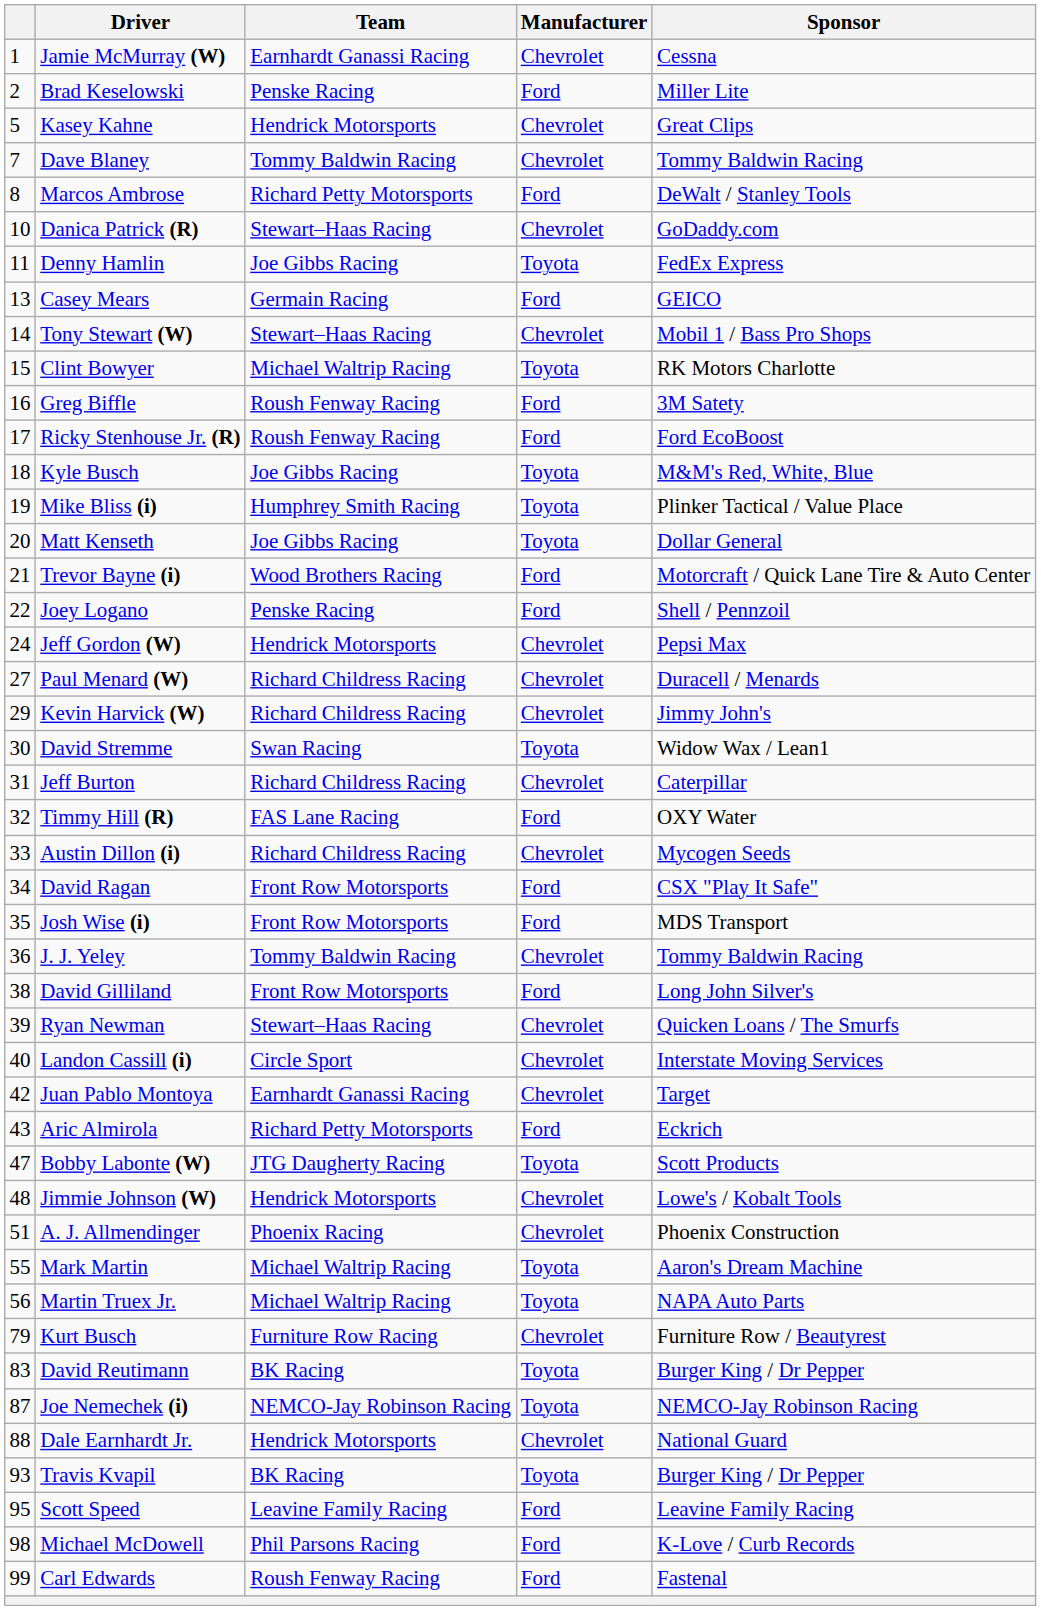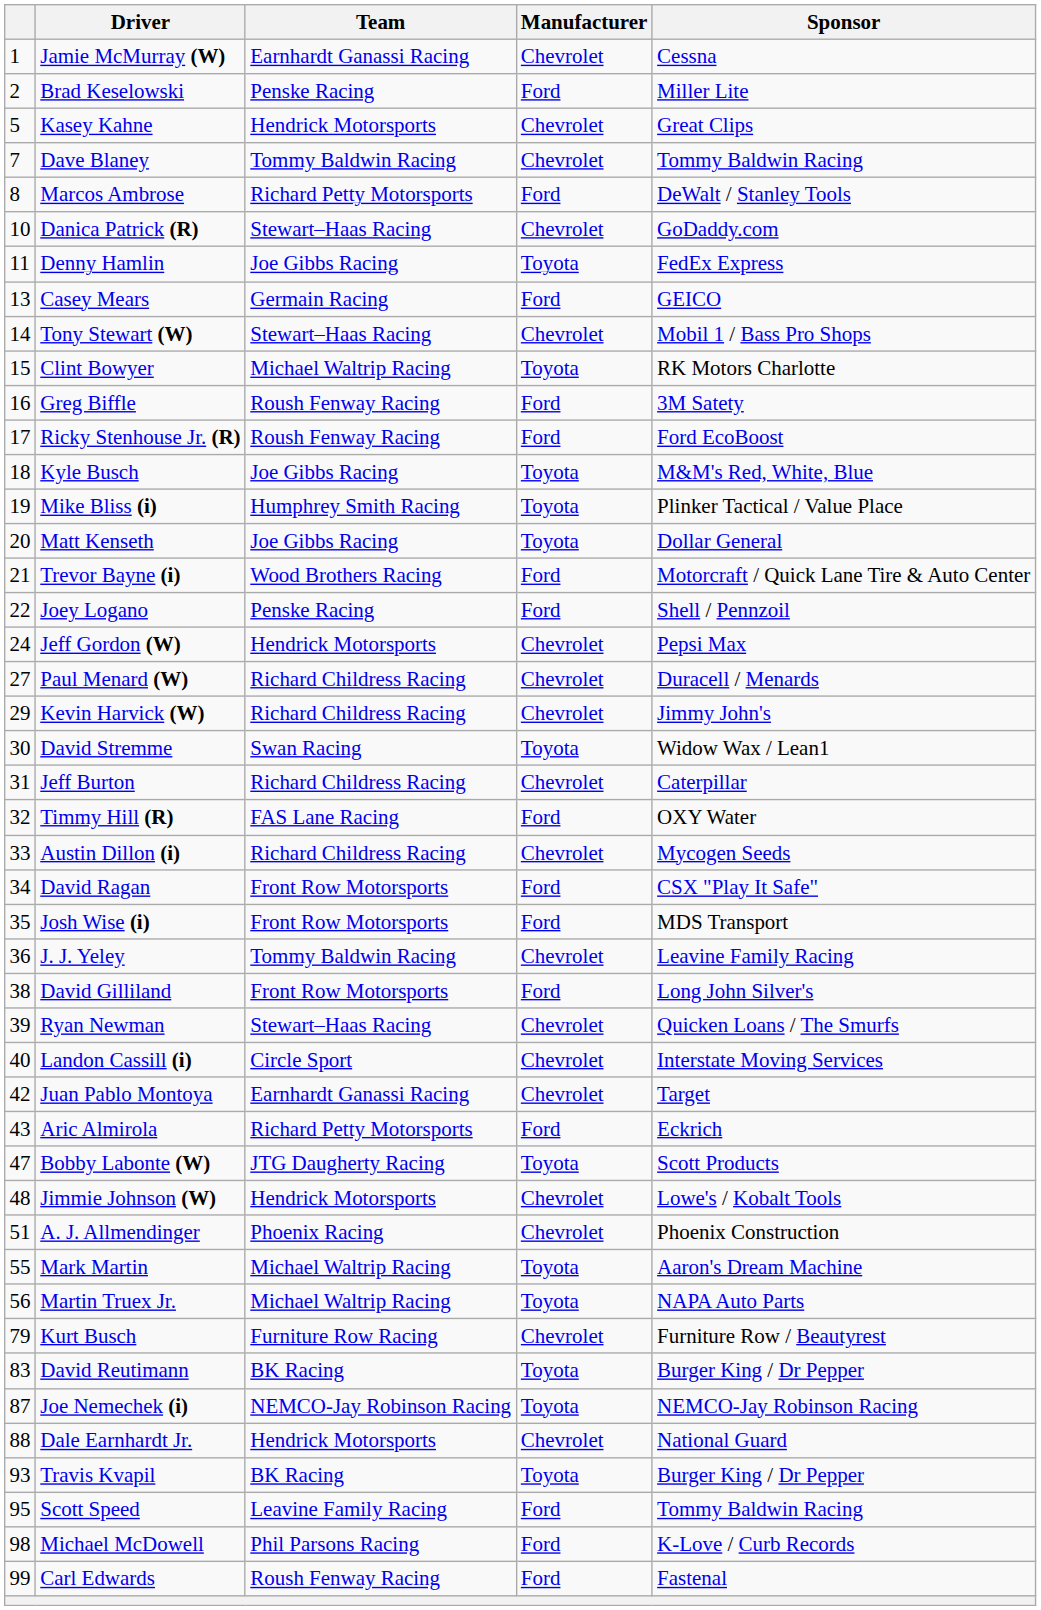(760, 955) Tommy Baldwin Racing -> (755, 955) Leavine Family Racing
(755, 1509) Leavine Family Racing -> (760, 1509) Tommy Baldwin Racing
